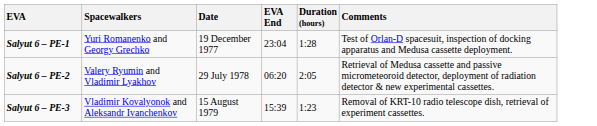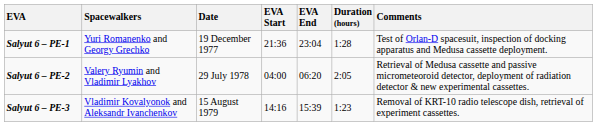+ column: (275, 17)
